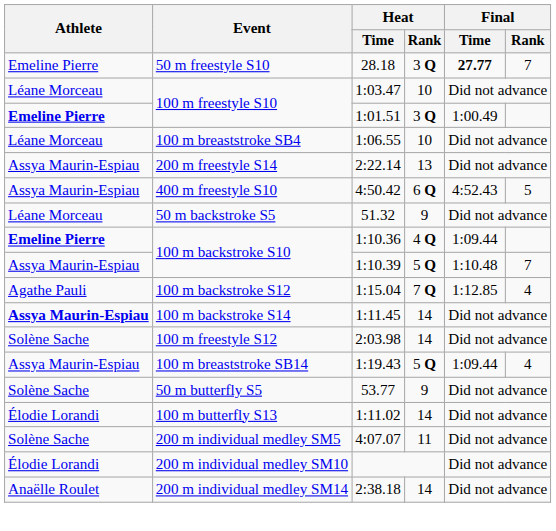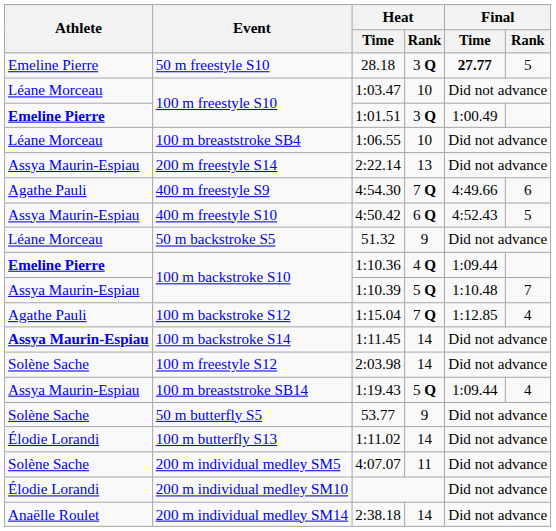(528, 65) 7 -> (528, 65) 5
+ row: (378, 190)
